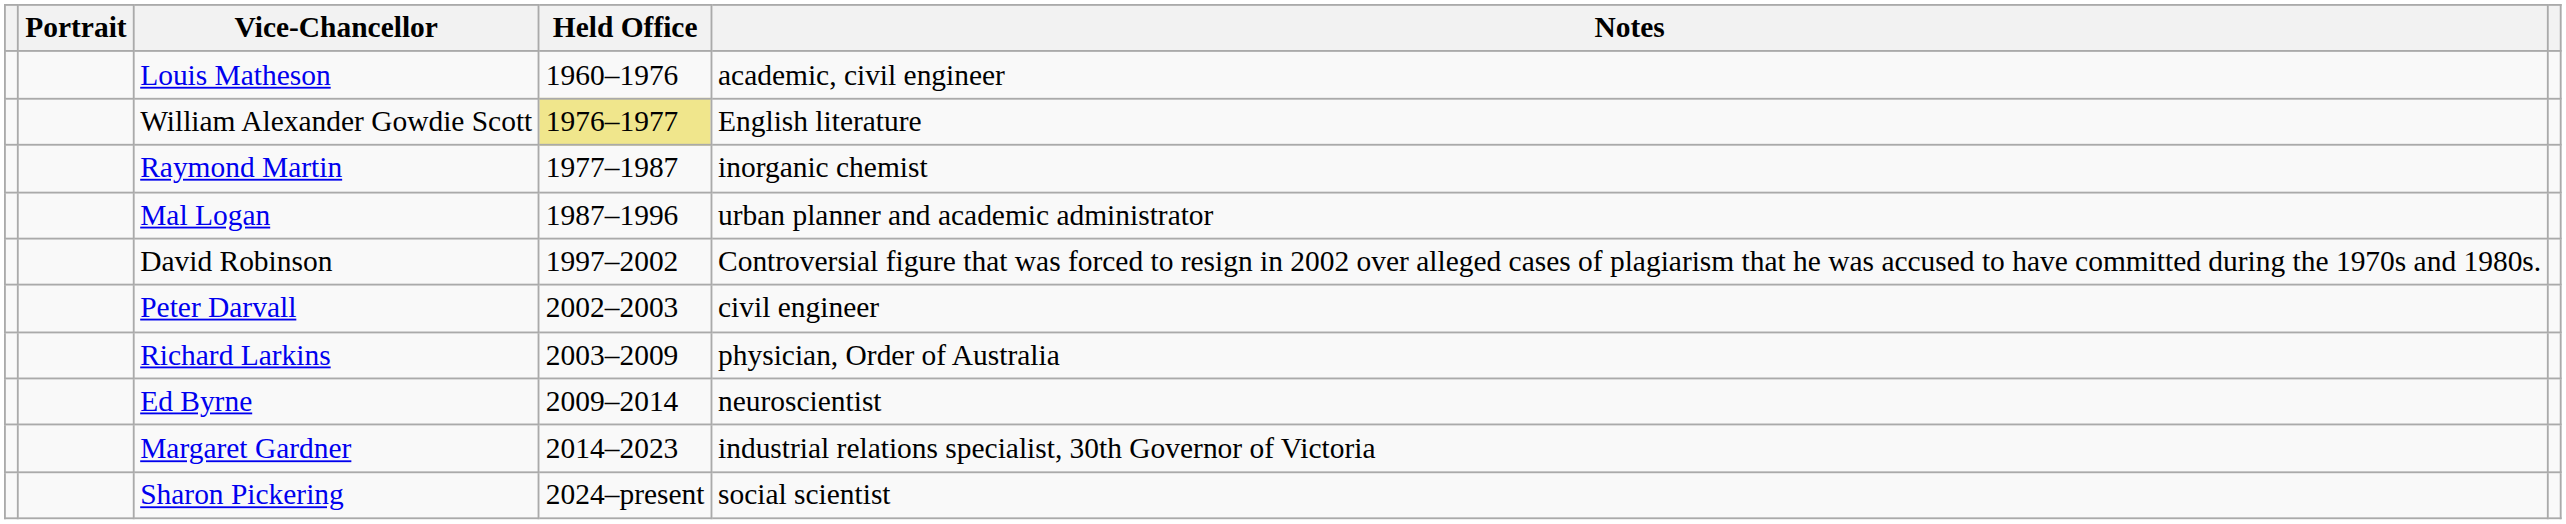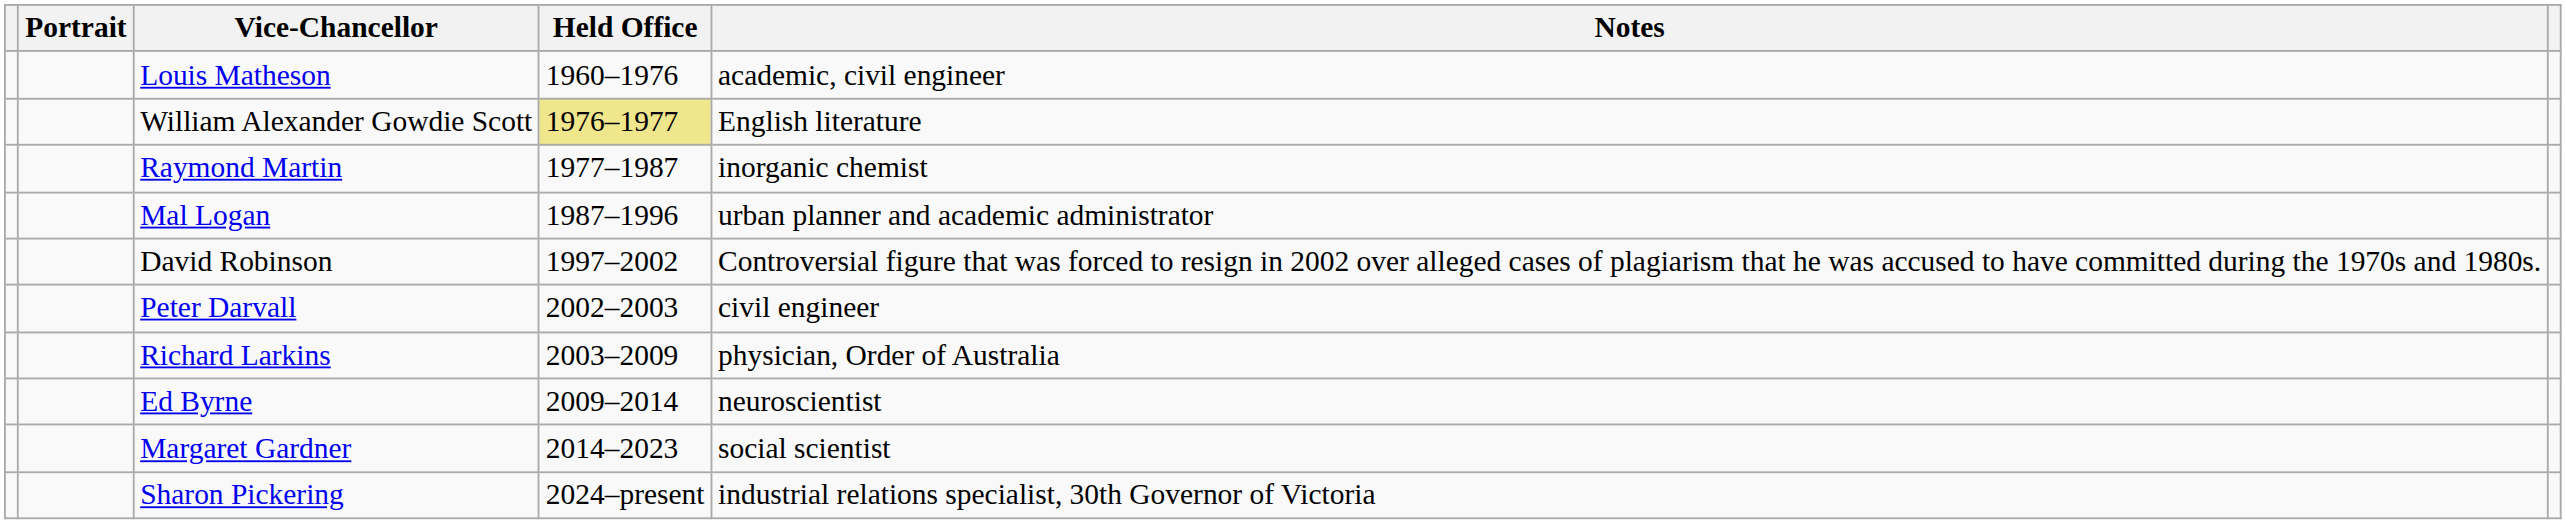(1047, 448) industrial relations specialist, 30th Governor of Victoria -> (804, 448) social scientist
(804, 494) social scientist -> (1047, 494) industrial relations specialist, 30th Governor of Victoria
